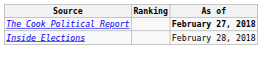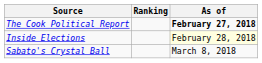(214, 38) no background -> (214, 38) lightyellow background
+ row: (58, 51)
